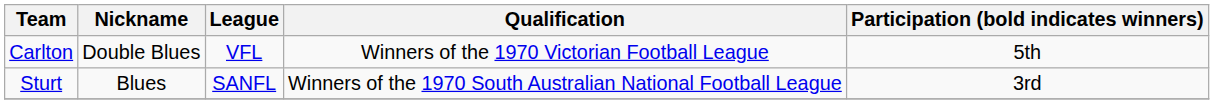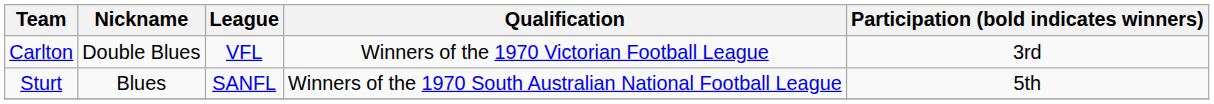(1027, 51) 5th -> (1027, 51) 3rd
(1027, 83) 3rd -> (1027, 83) 5th
